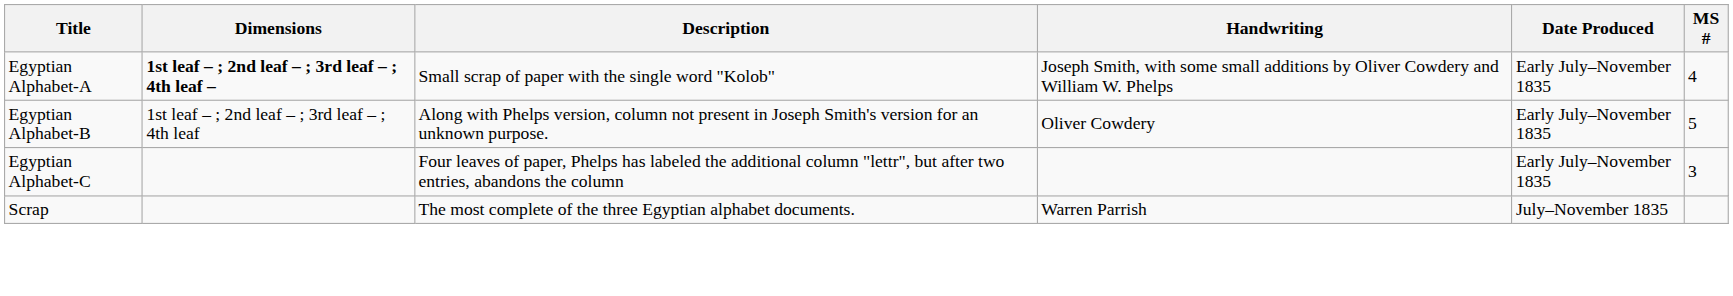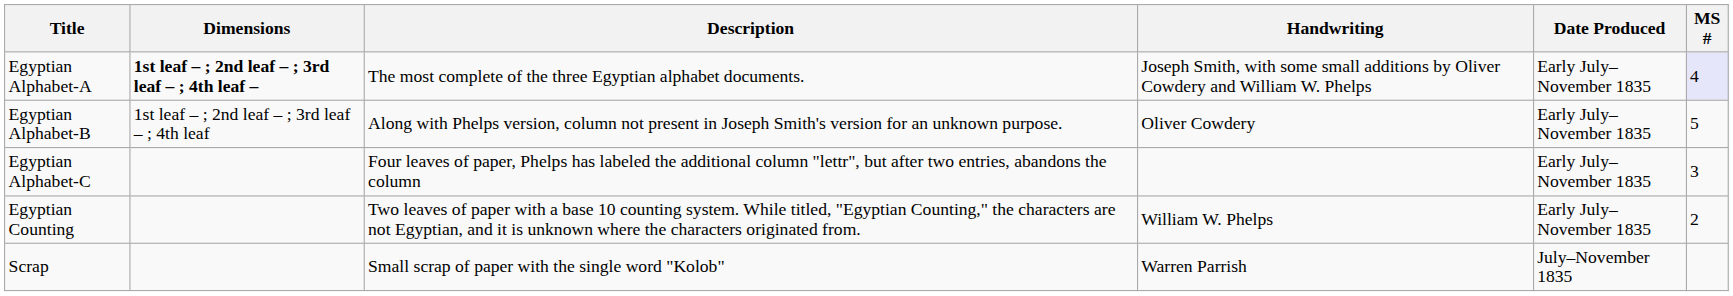(597, 76) Small scrap of paper with the single word "Kolob" -> (586, 76) The most complete of the three Egyptian alphabet documents.
(1692, 76) no background -> (1694, 76) lavender background
+ row: (41, 219)
(637, 209) The most complete of the three Egyptian alphabet documents. -> (546, 266) Small scrap of paper with the single word "Kolob"
